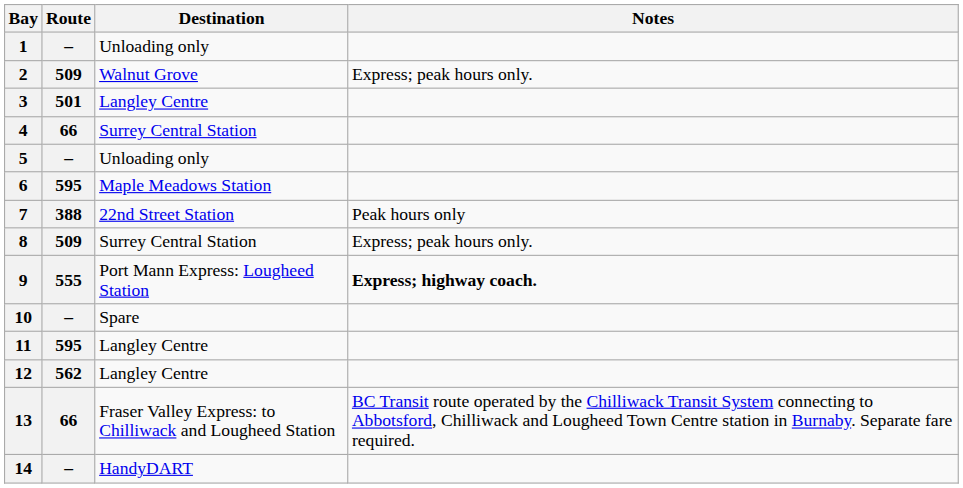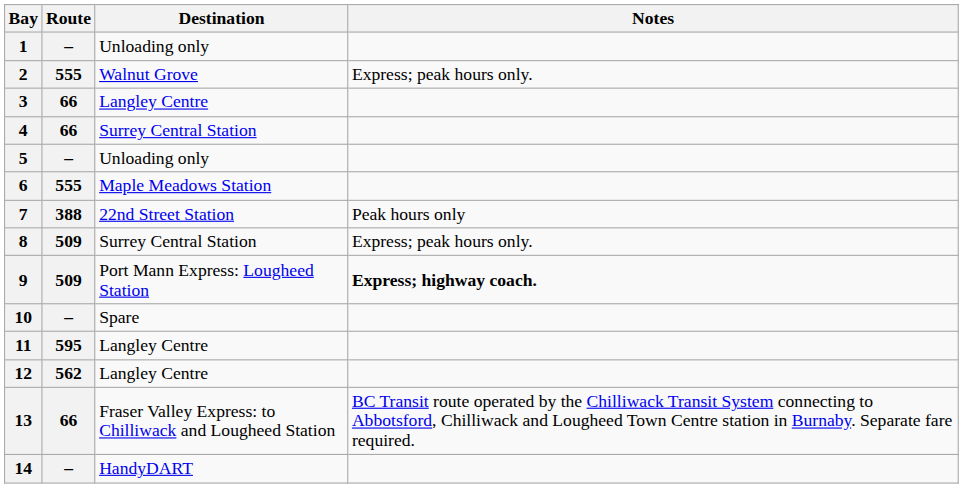(69, 74) 509 -> (69, 74) 555
(69, 102) 501 -> (69, 102) 66
(69, 185) 595 -> (69, 185) 555
(69, 279) 555 -> (69, 279) 509
